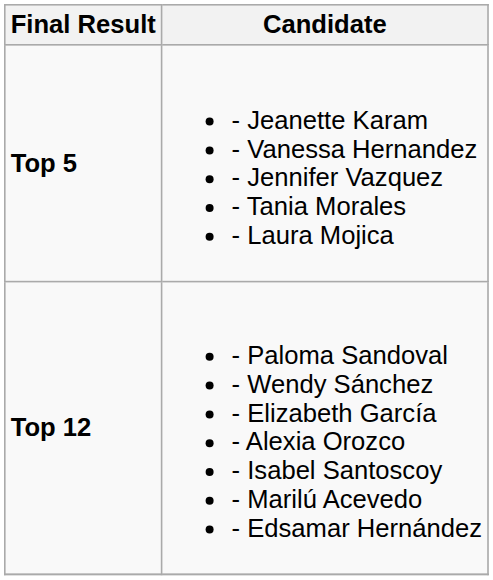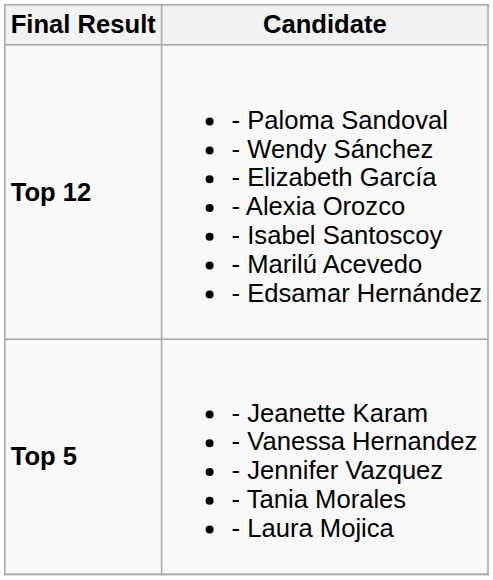rows swapped: (44, 162) <-> (51, 427)
